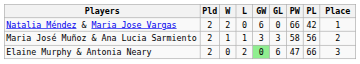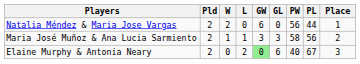(295, 25) 66 -> (295, 25) 56
(311, 25) 42 -> (311, 25) 44
(295, 52) 47 -> (295, 52) 40
(311, 52) 66 -> (311, 52) 67
